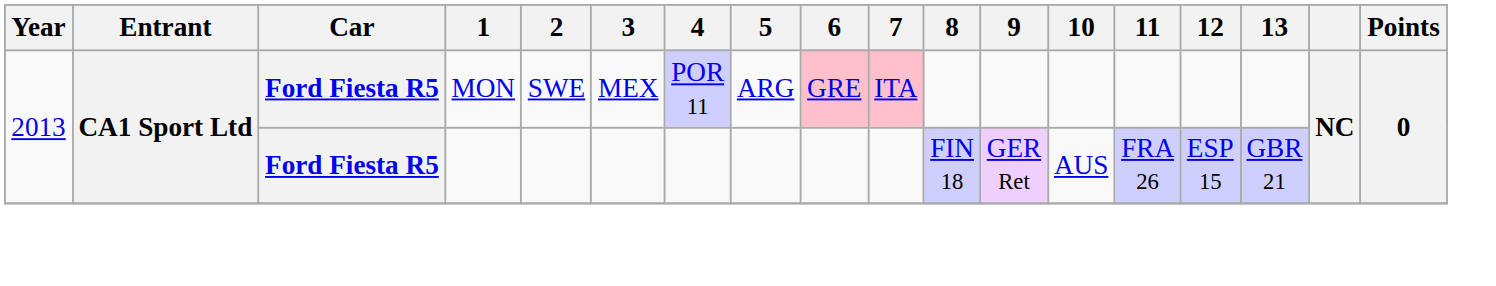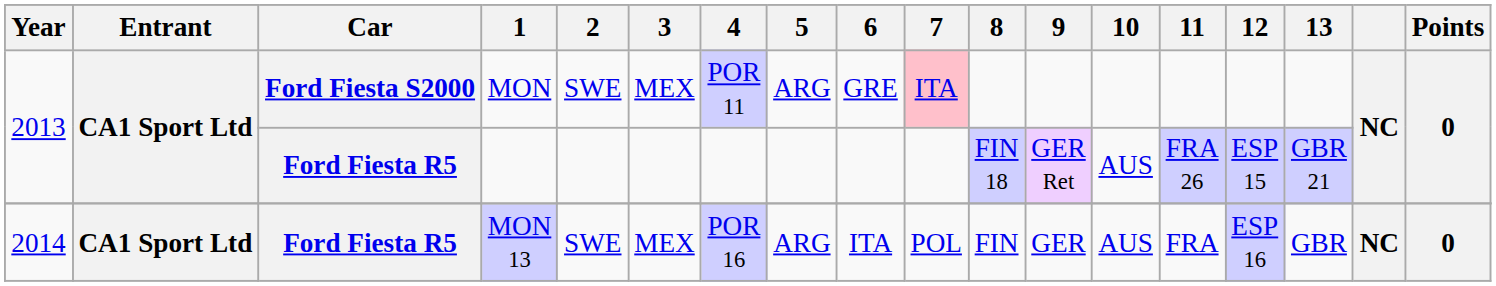(352, 88) Ford Fiesta R5 -> (370, 88) Ford Fiesta S2000
(834, 88) pink background -> (871, 88) no background
+ row: (39, 242)
